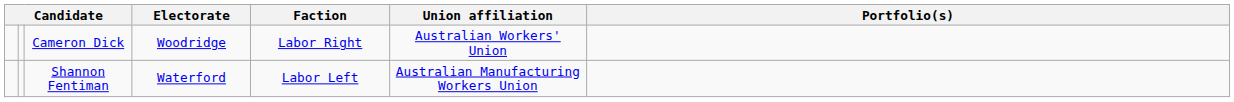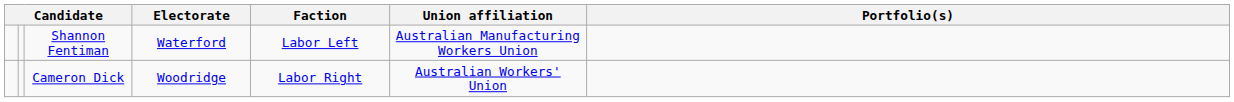rows swapped: (78, 78) <-> (78, 43)
